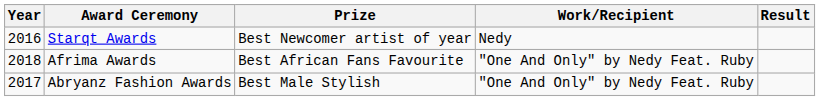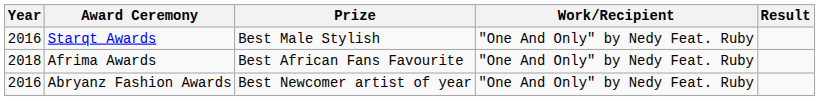(355, 39) Best Newcomer artist of year -> (309, 39) Best Male Stylish
(495, 39) Nedy -> (616, 39) "One And Only" by Nedy Feat. Ruby
(25, 84) 2017 -> (25, 84) 2016
(309, 84) Best Male Stylish -> (355, 84) Best Newcomer artist of year
